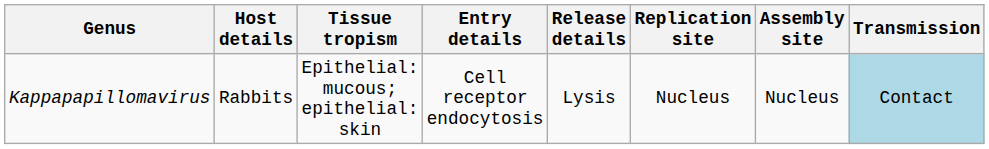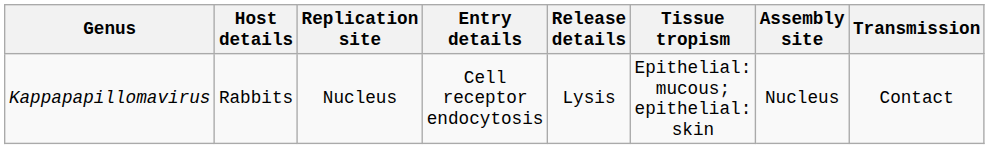columns swapped: (360, 29) <-> (693, 29)
(917, 99) lightblue background -> (917, 99) no background
